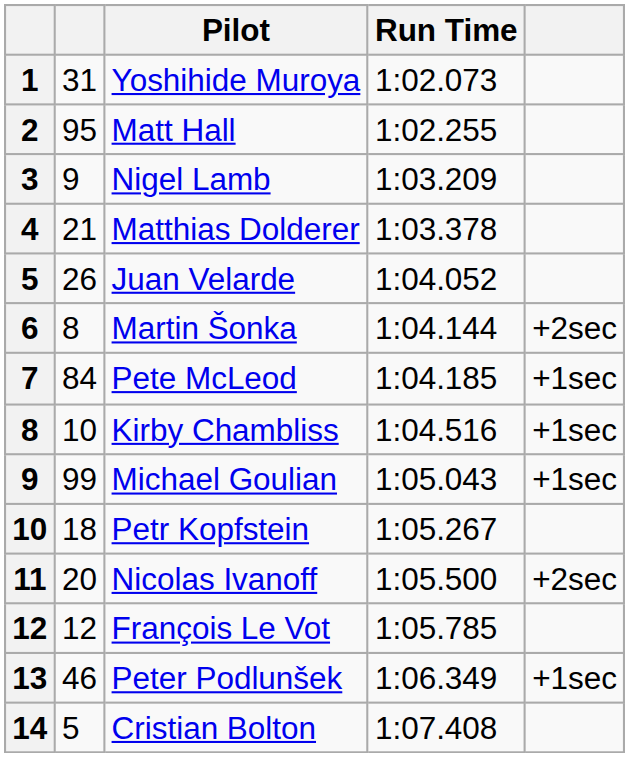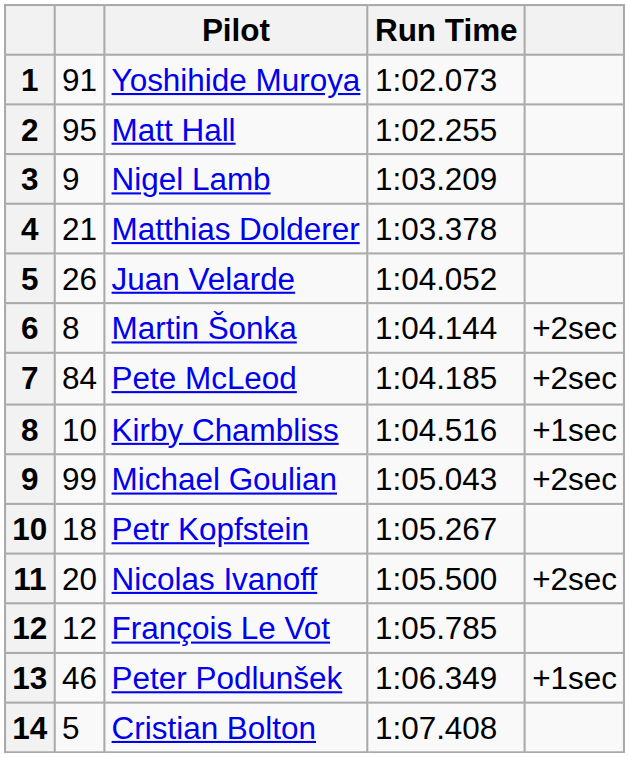(79, 80) 31 -> (79, 80) 91
(575, 379) +1sec -> (575, 379) +2sec
(575, 478) +1sec -> (575, 478) +2sec
